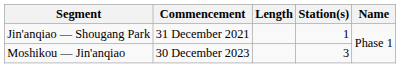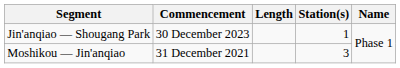(203, 33) 31 December 2021 -> (203, 33) 30 December 2023
(203, 53) 30 December 2023 -> (203, 53) 31 December 2021
